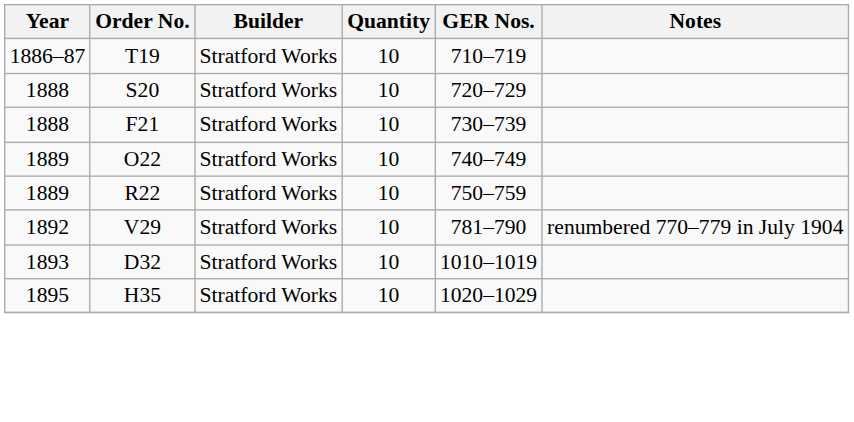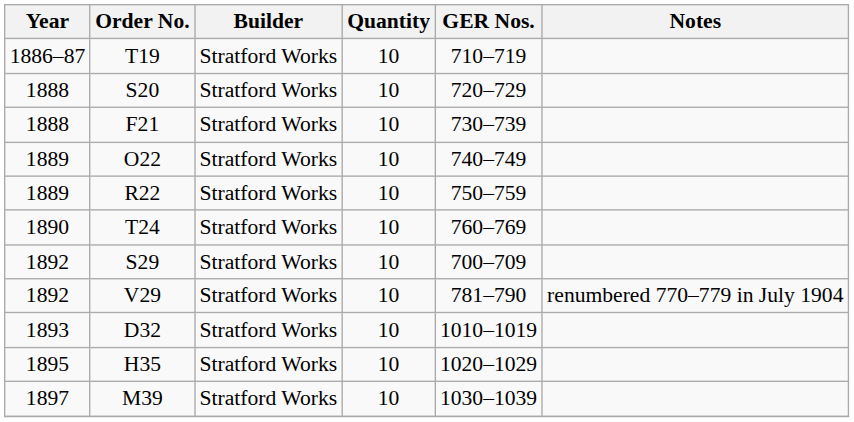+ row: (142, 227)
+ row: (142, 261)
+ row: (142, 398)
